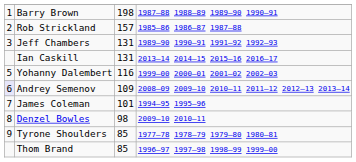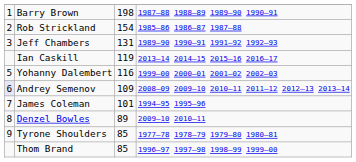(125, 27) 157 -> (125, 27) 154
(125, 58) 131 -> (125, 58) 119
(123, 119) 98 -> (123, 119) 89
